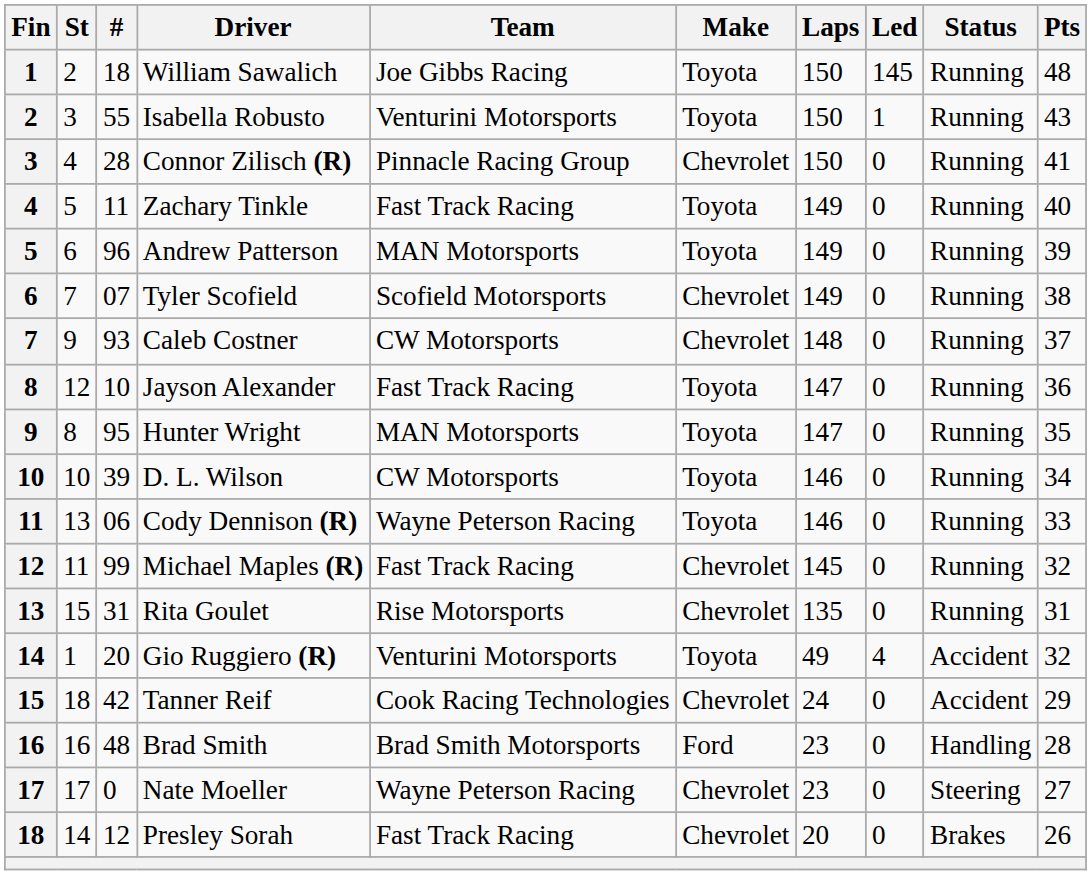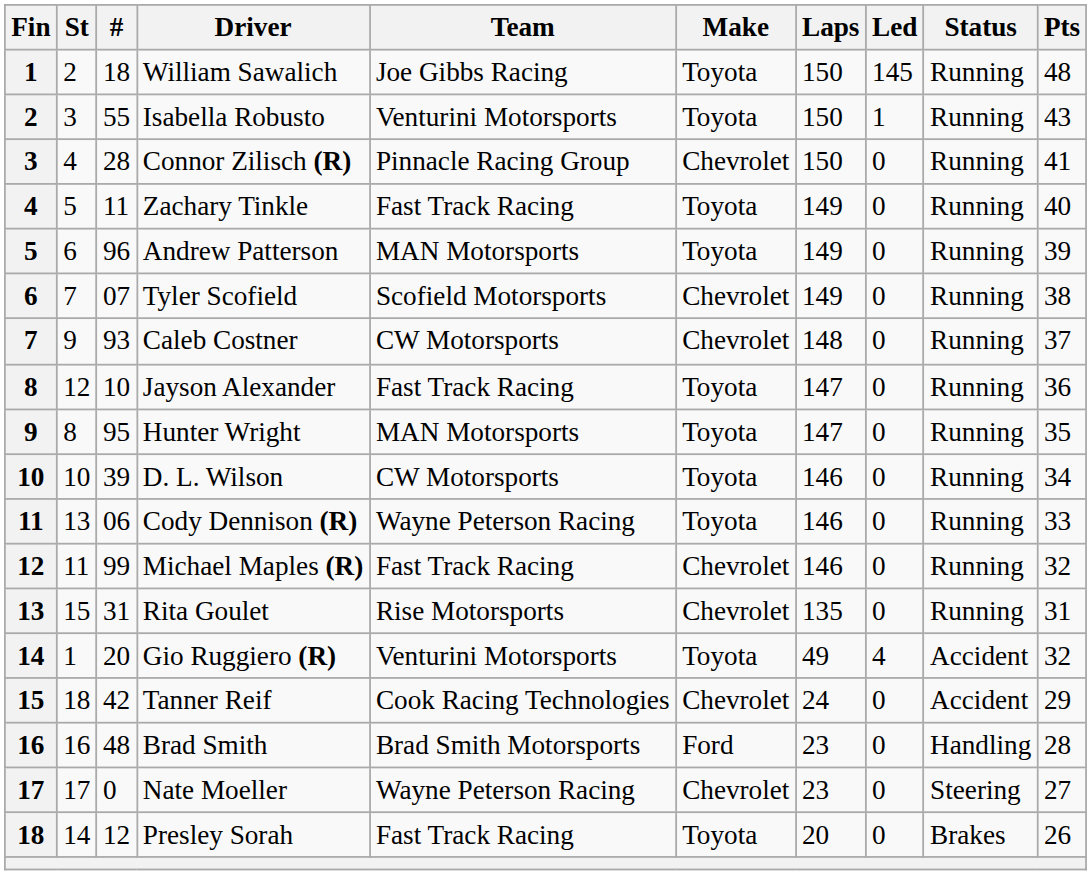(822, 565) 145 -> (822, 565) 146
(736, 834) Chevrolet -> (720, 834) Toyota
